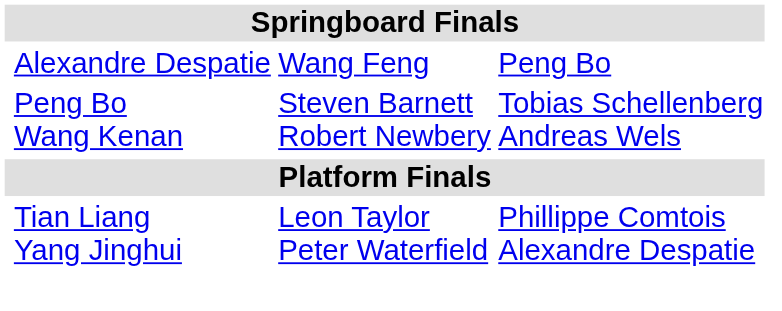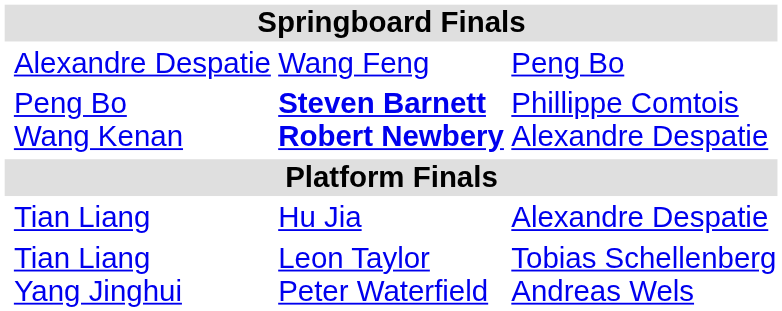(385, 120) normal -> (391, 120) bold
(631, 120) Tobias Schellenberg Andreas Wels -> (640, 120) Phillippe Comtois Alexandre Despatie
+ row: (82, 217)
(627, 234) Phillippe Comtois Alexandre Despatie -> (644, 274) Tobias Schellenberg Andreas Wels
